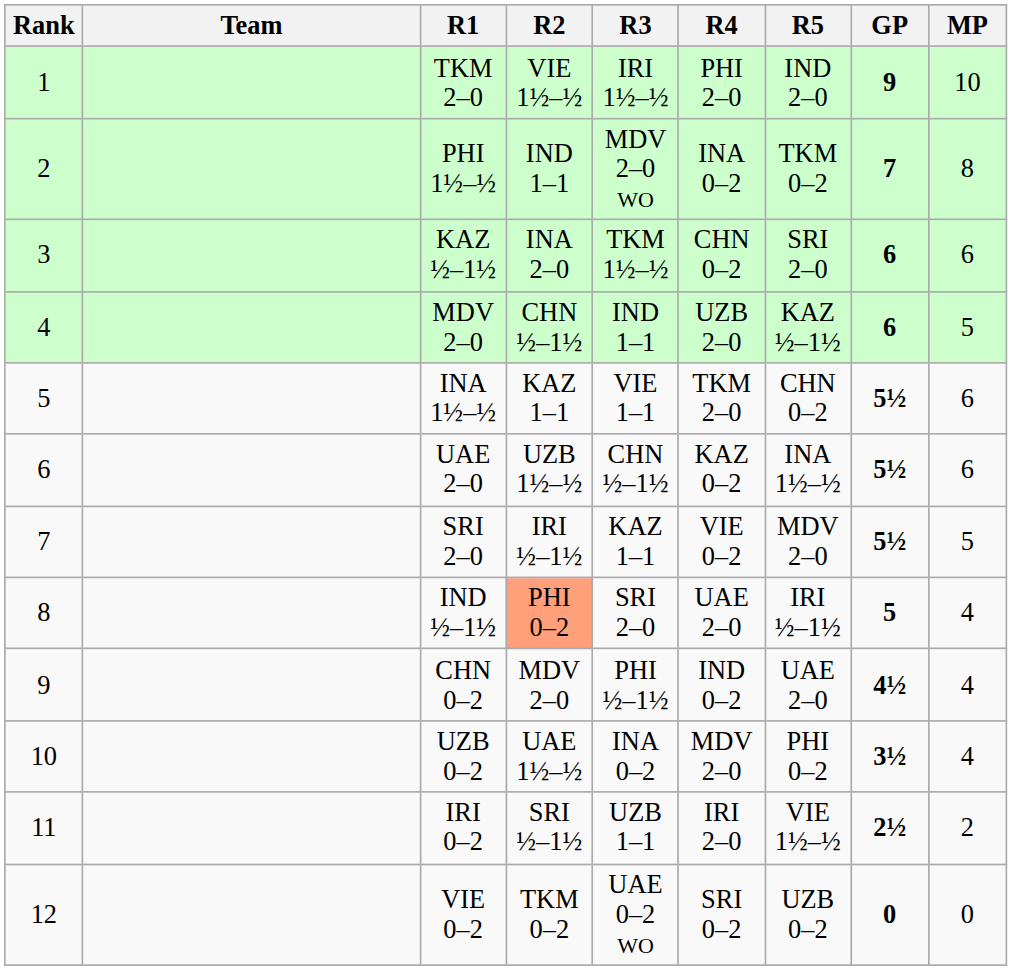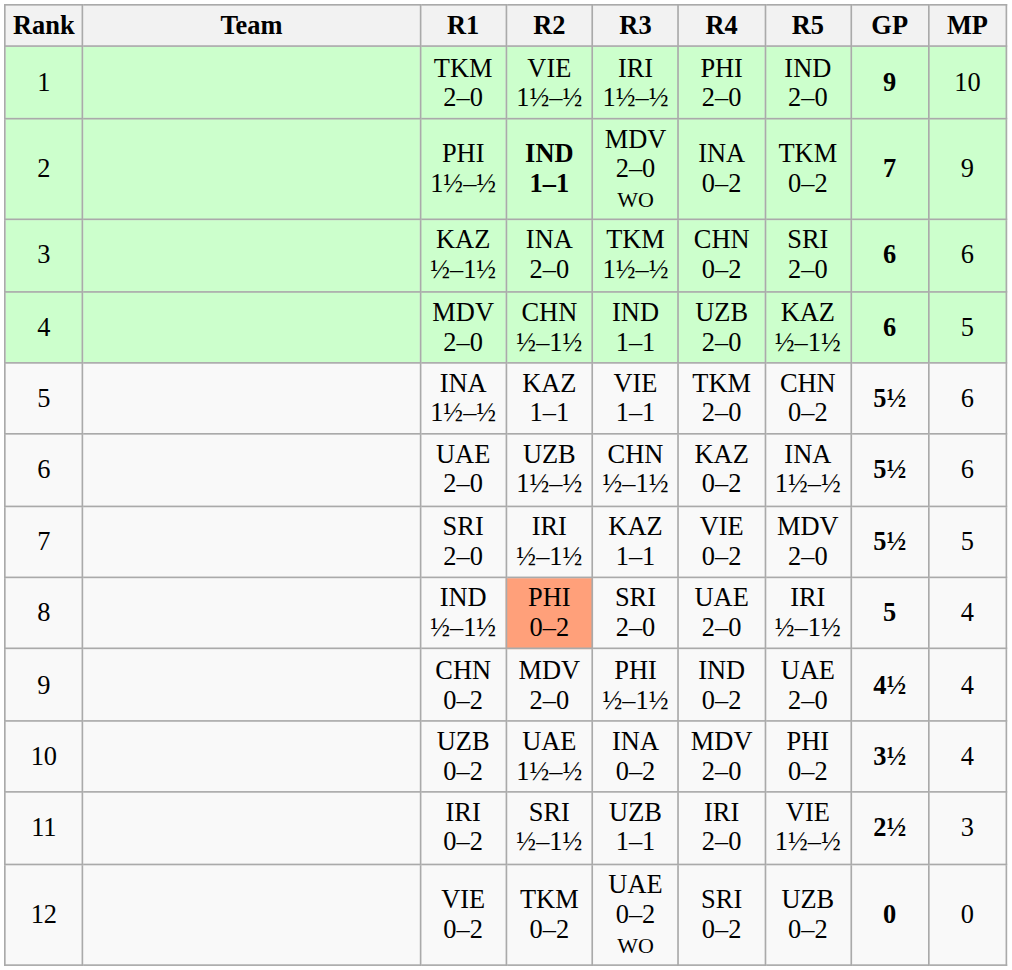(549, 168) normal -> (549, 168) bold
(967, 168) 8 -> (967, 168) 9
(967, 827) 2 -> (967, 827) 3
